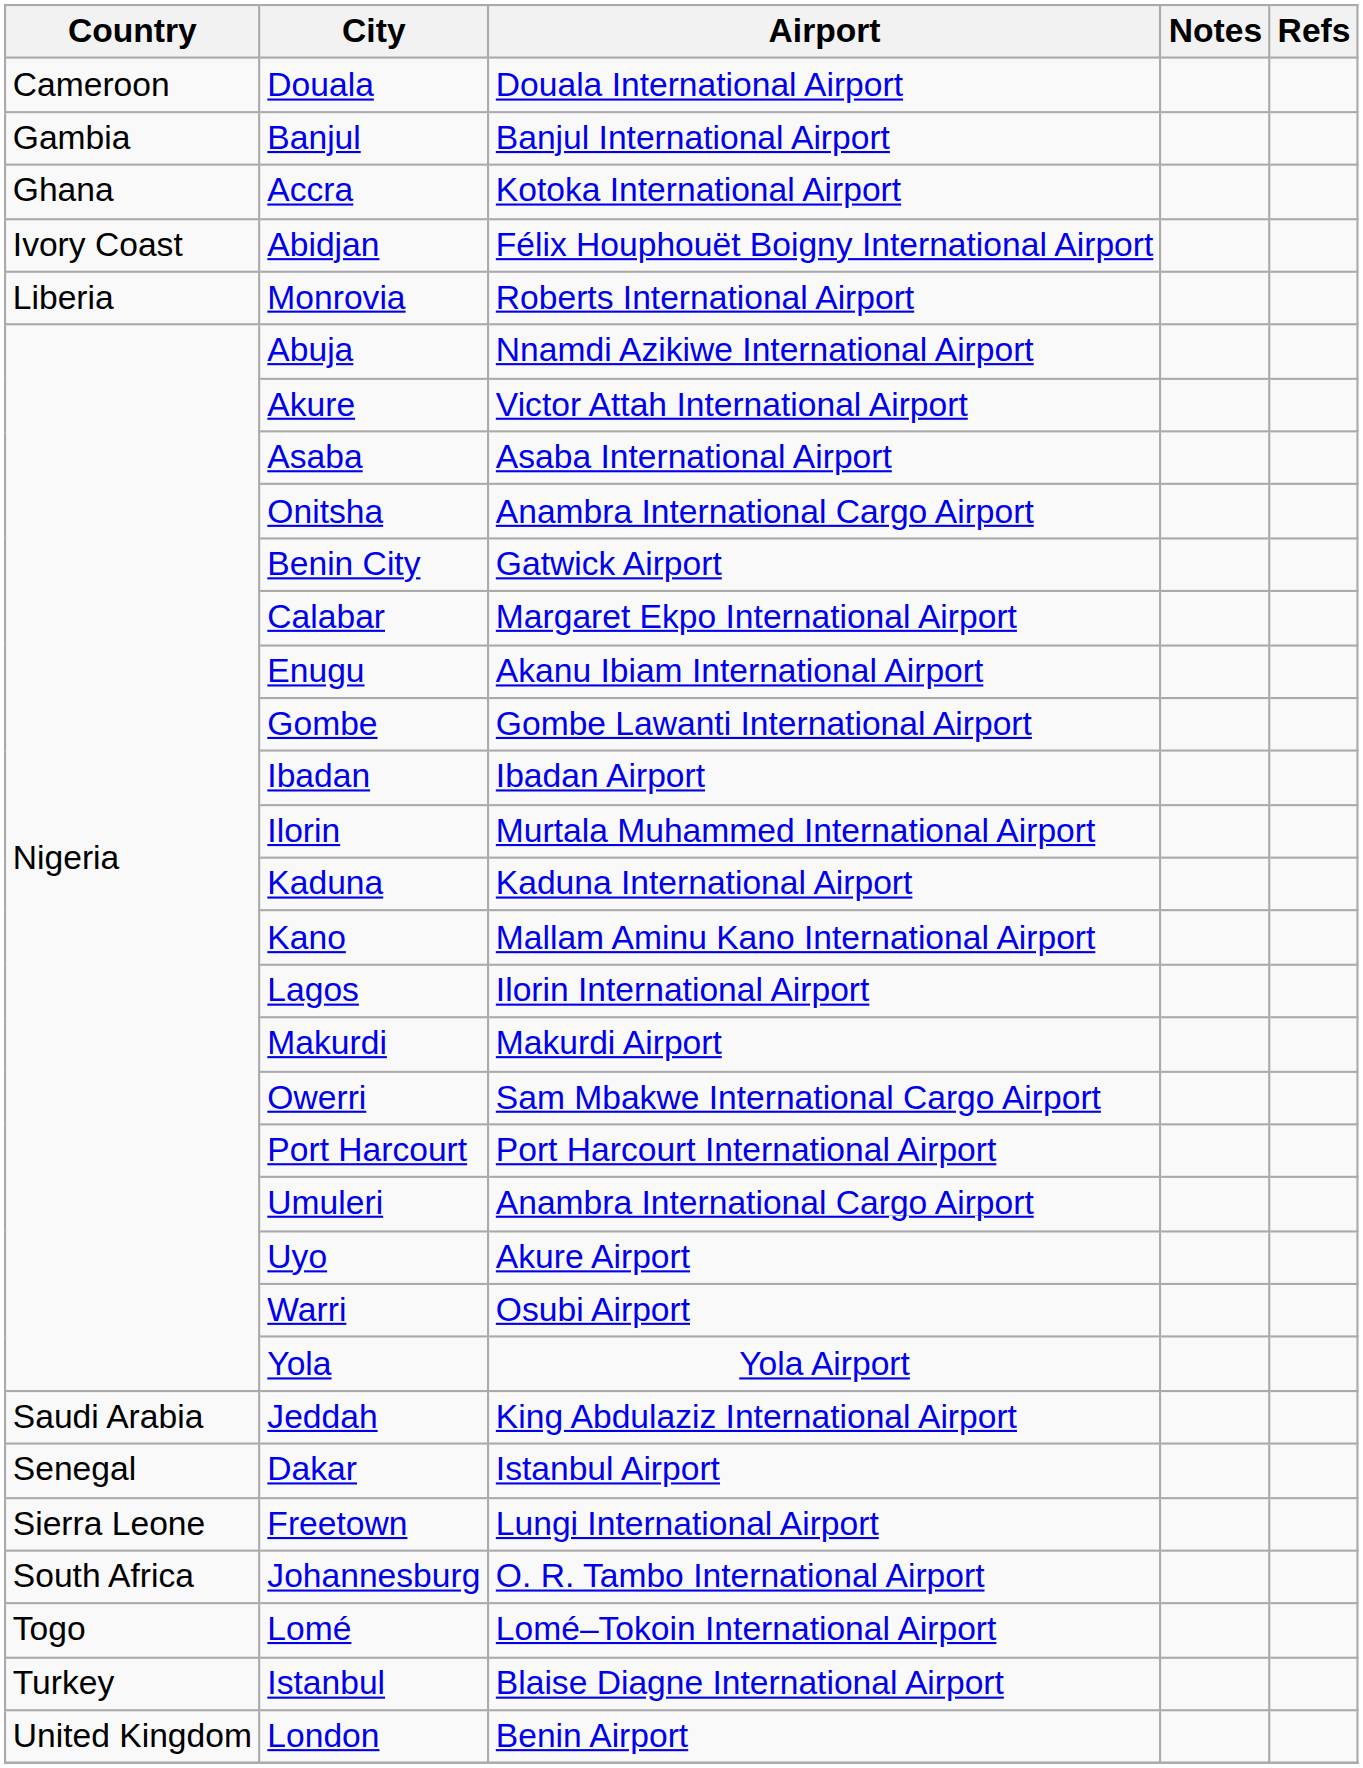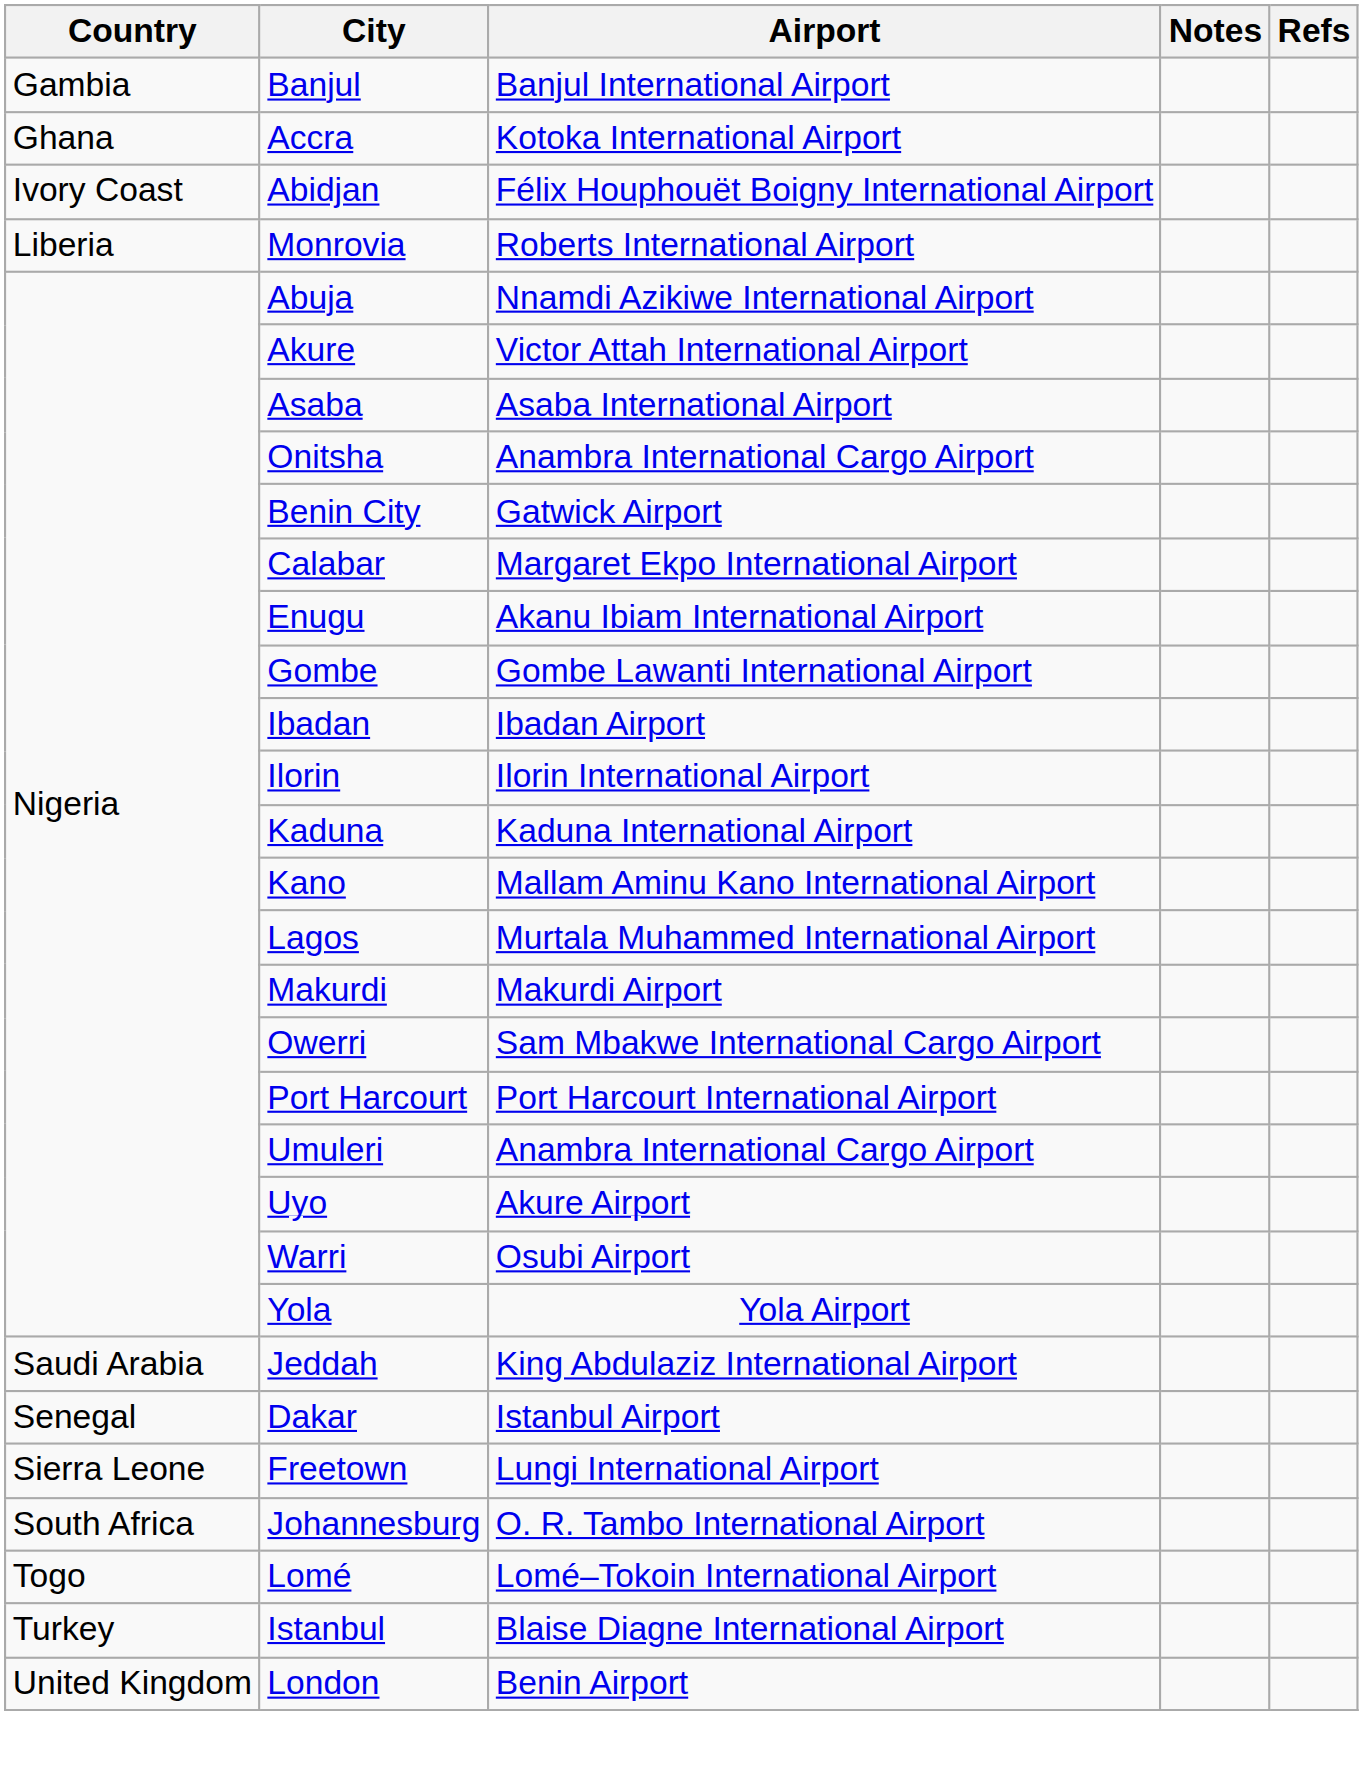- row: (321, 84)
(796, 830) Murtala Muhammed International Airport -> (683, 777) Ilorin International Airport
(683, 990) Ilorin International Airport -> (796, 937) Murtala Muhammed International Airport
